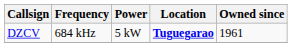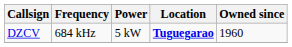(231, 33) 1961 -> (231, 33) 1960
